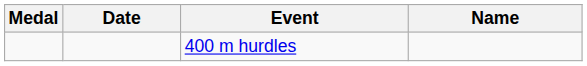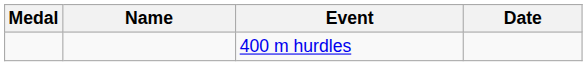columns swapped: (495, 18) <-> (122, 18)
